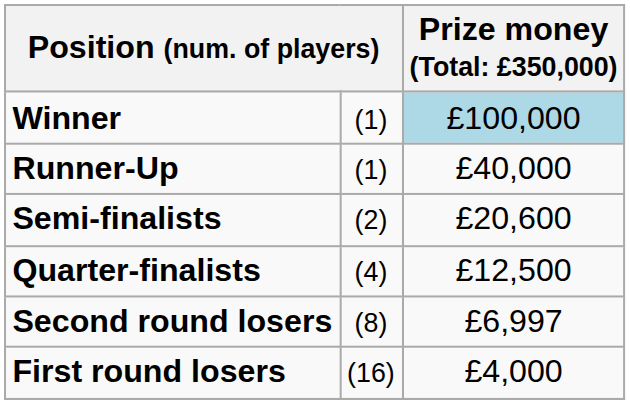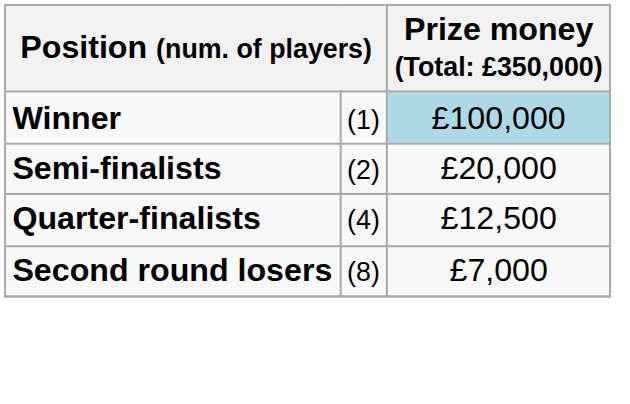- row: (95, 168)
(514, 219) £20,600 -> (499, 168) £20,000
(514, 321) £6,997 -> (499, 270) £7,000
- row: (149, 372)
